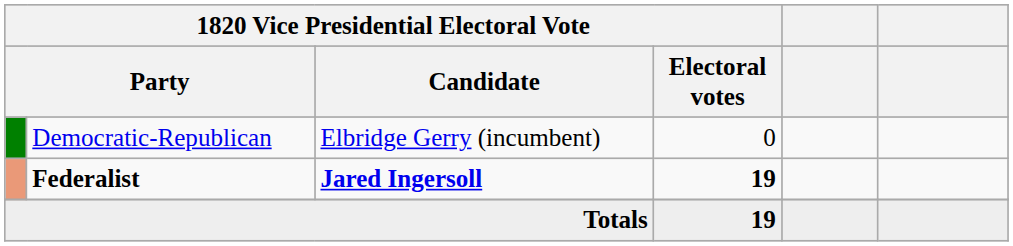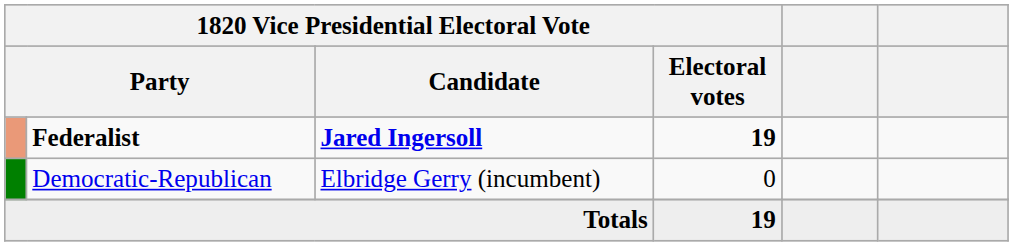rows swapped: (86, 179) <-> (152, 137)
